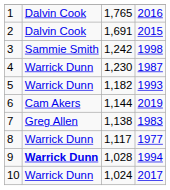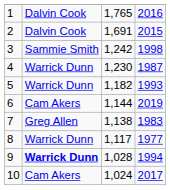(59, 175) Warrick Dunn -> (53, 175) Cam Akers
